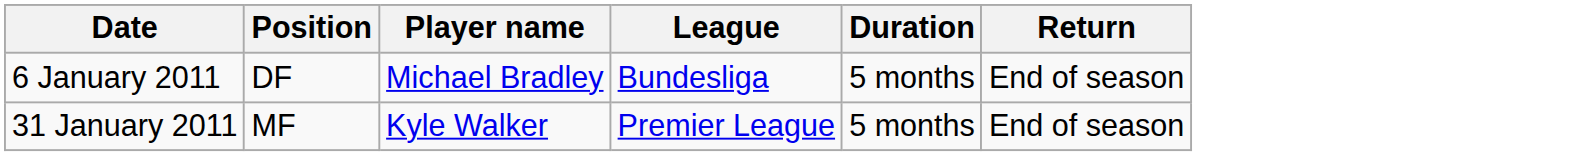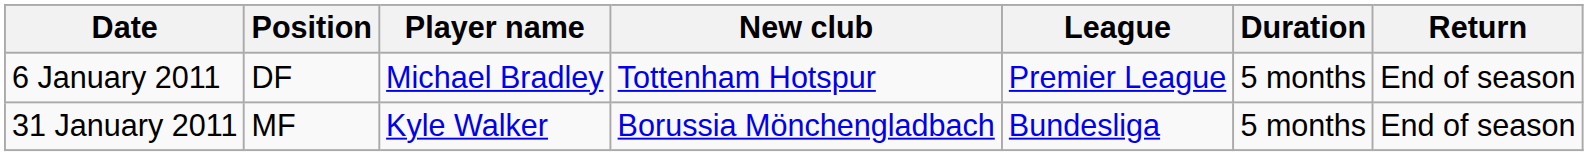+ column: (806, 28)
(693, 77) Bundesliga -> (1118, 77) Premier League
(726, 125) Premier League -> (1084, 125) Bundesliga
